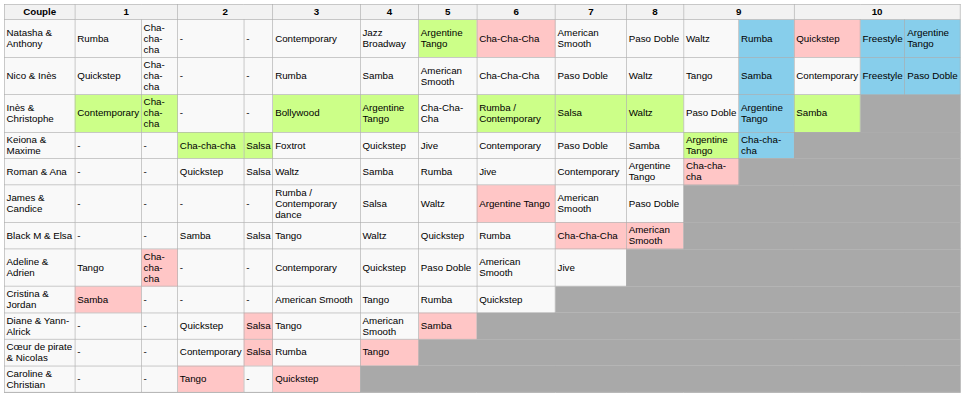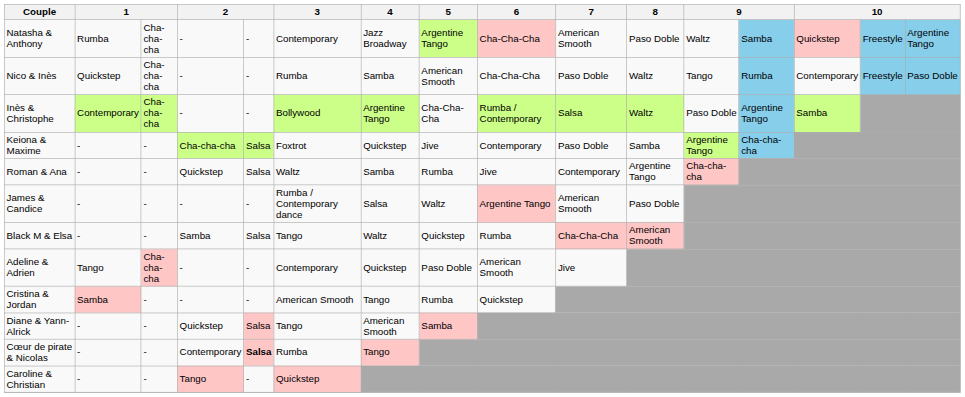(757, 38) Rumba -> (757, 38) Samba
(757, 76) Samba -> (757, 76) Rumba
(258, 352) normal -> (259, 352) bold
